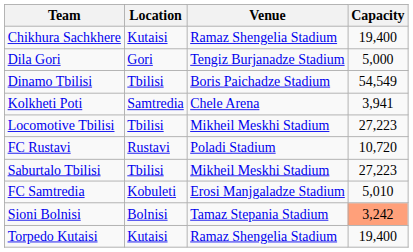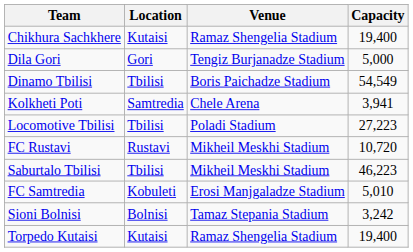(260, 125) Mikheil Meskhi Stadium -> (233, 125) Poladi Stadium
(233, 147) Poladi Stadium -> (260, 147) Mikheil Meskhi Stadium
(378, 170) 27,223 -> (378, 170) 46,223
(378, 214) lightsalmon background -> (378, 214) no background
